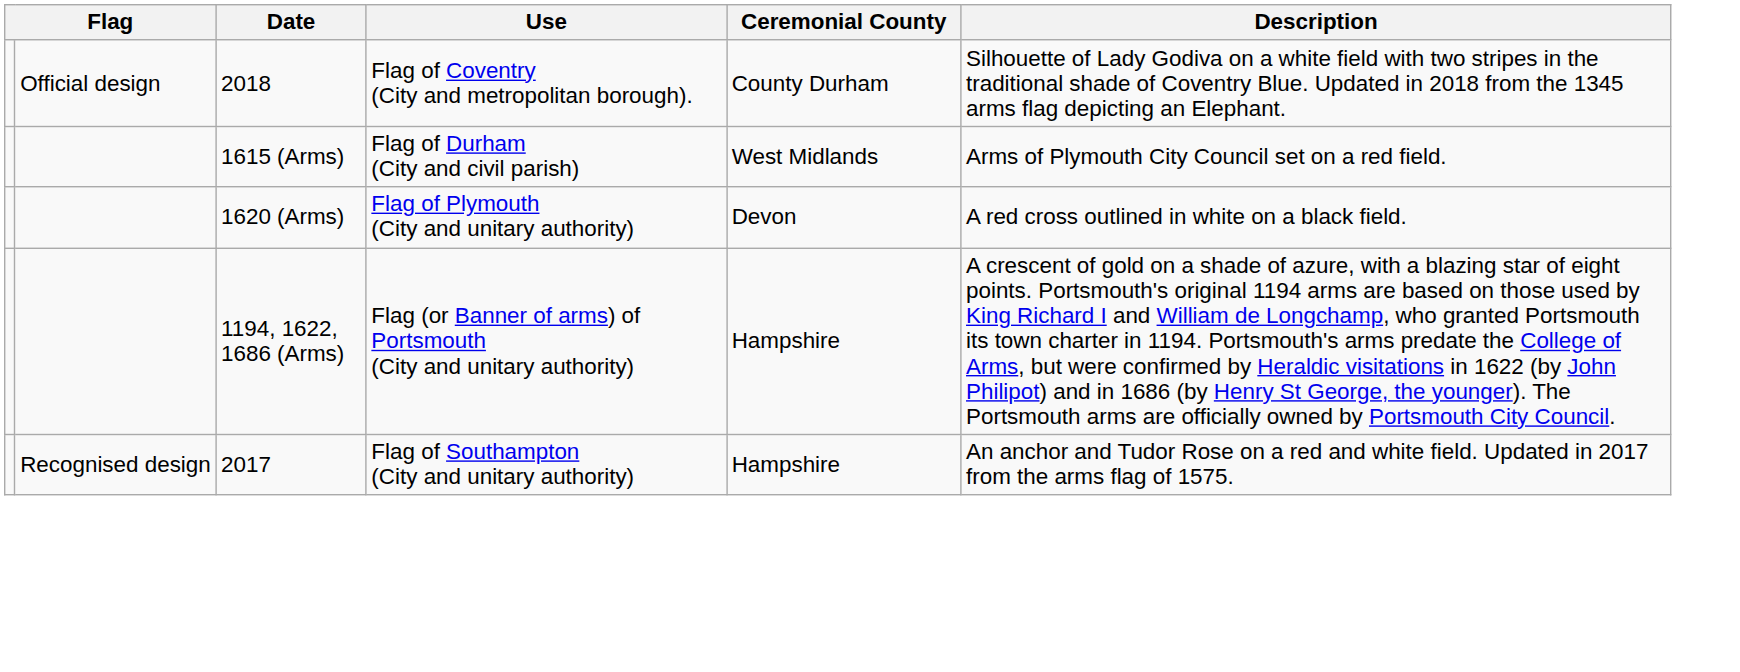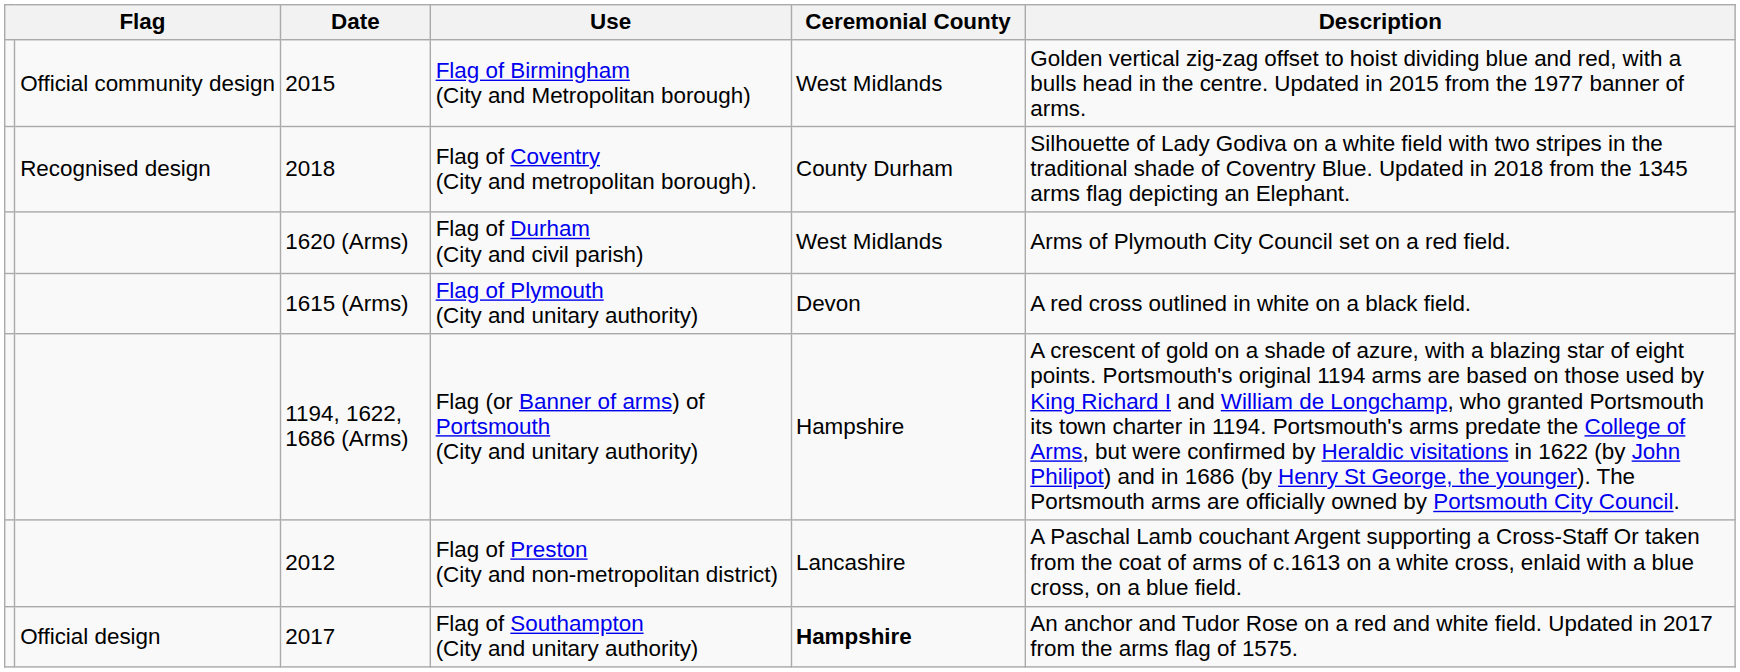+ row: (593, 82)
(90, 82) Official design -> (115, 168) Recognised design
(283, 156) 1615 (Arms) -> (347, 242) 1620 (Arms)
(283, 217) 1620 (Arms) -> (347, 302) 1615 (Arms)
+ row: (607, 563)
(115, 464) Recognised design -> (90, 636) Official design
(786, 464) normal -> (854, 636) bold
